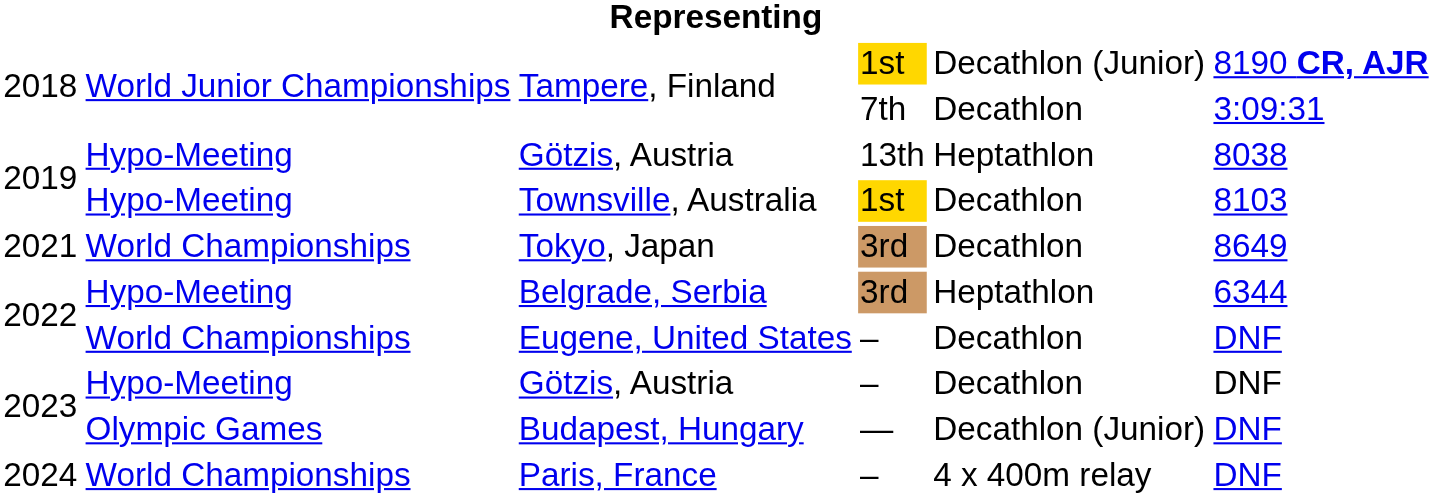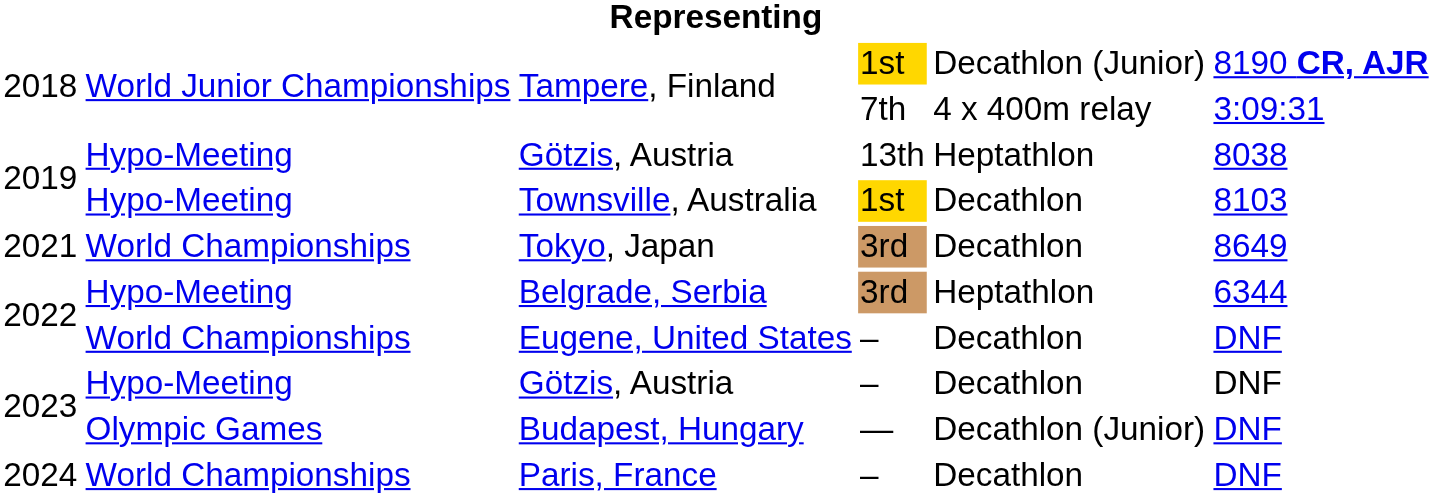(1008, 108) Decathlon -> (1042, 108) 4 x 400m relay
(1042, 475) 4 x 400m relay -> (1008, 475) Decathlon
